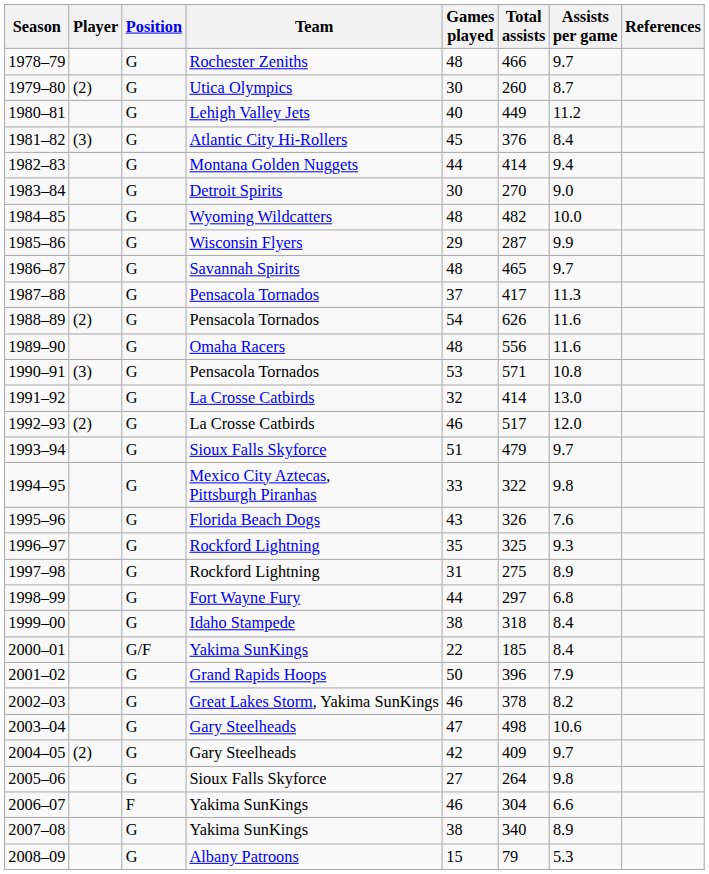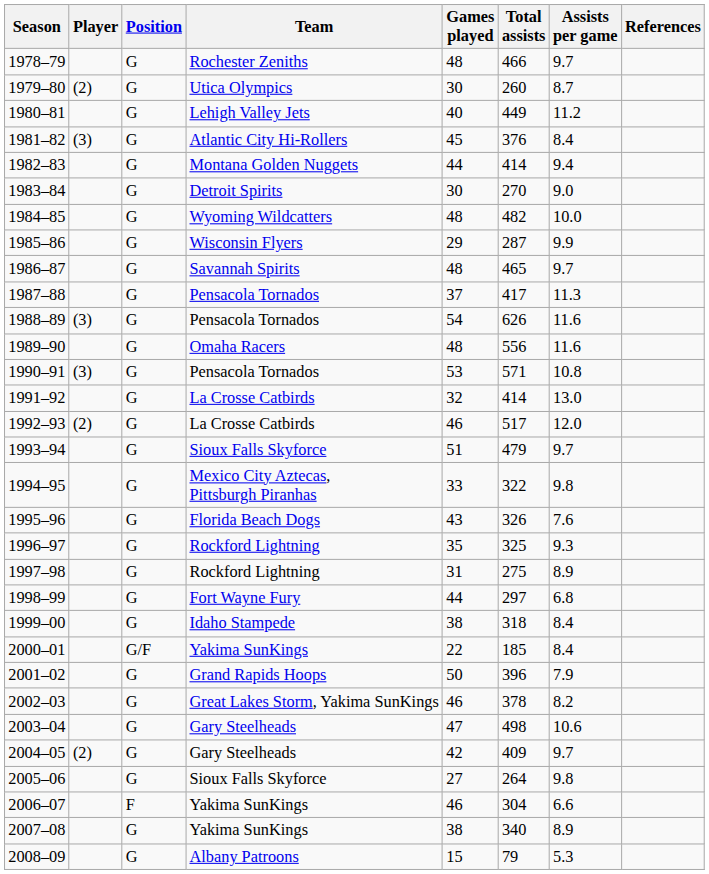(82, 320) (2) -> (82, 320) (3)
